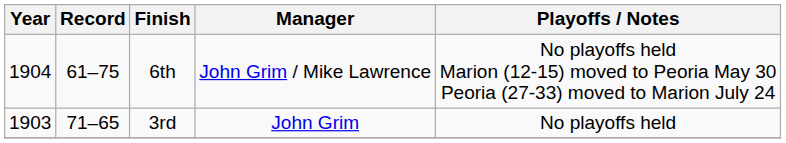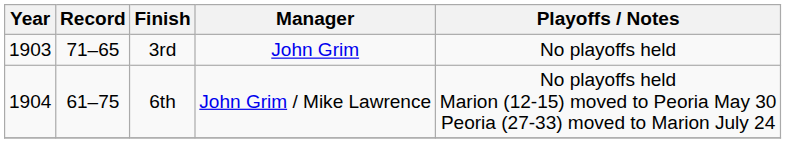rows swapped: (163, 122) <-> (163, 71)
